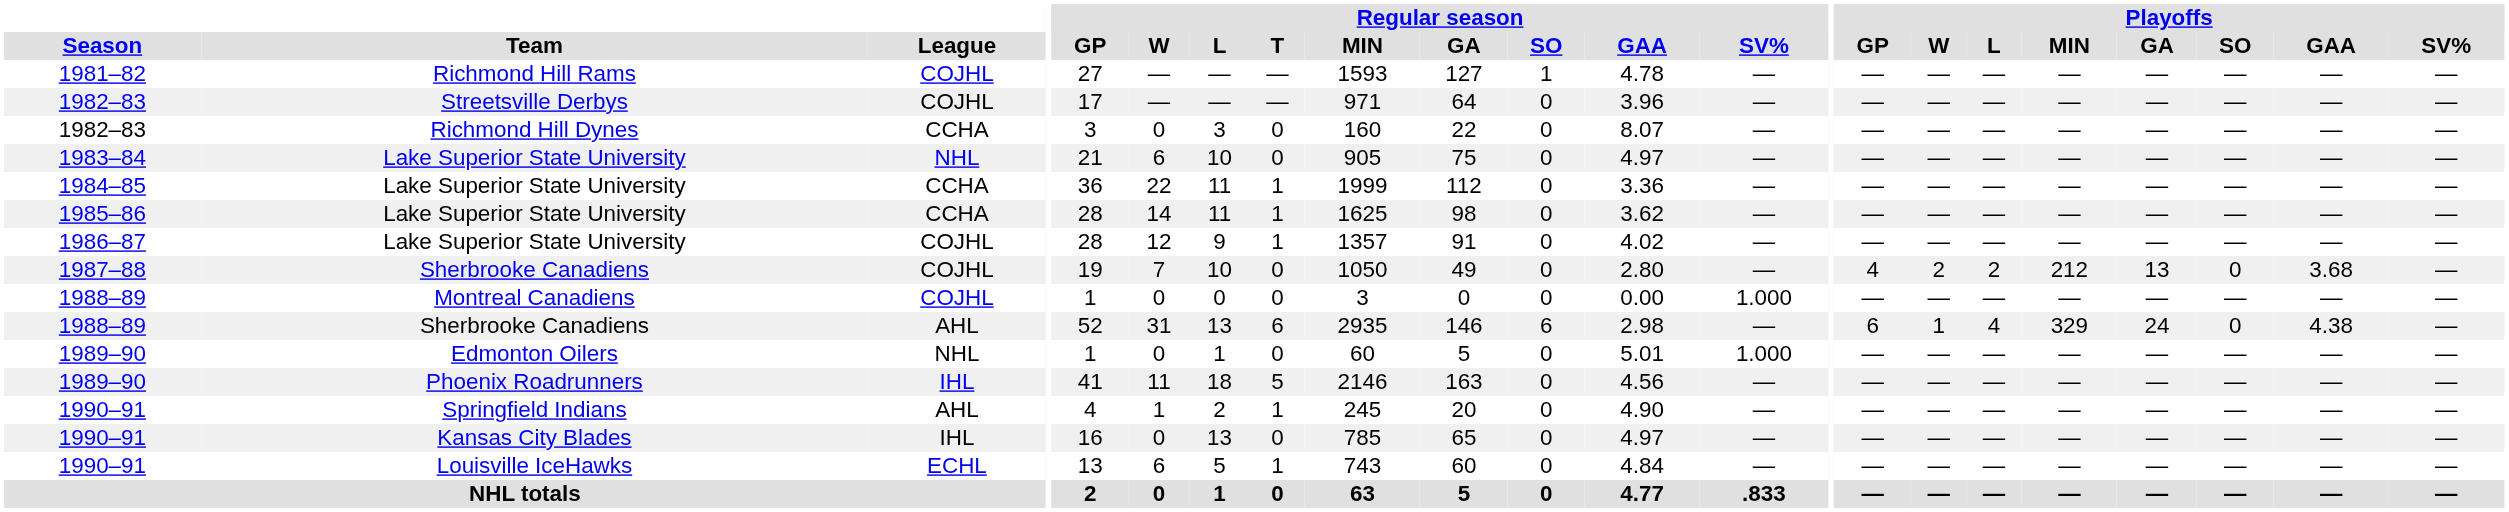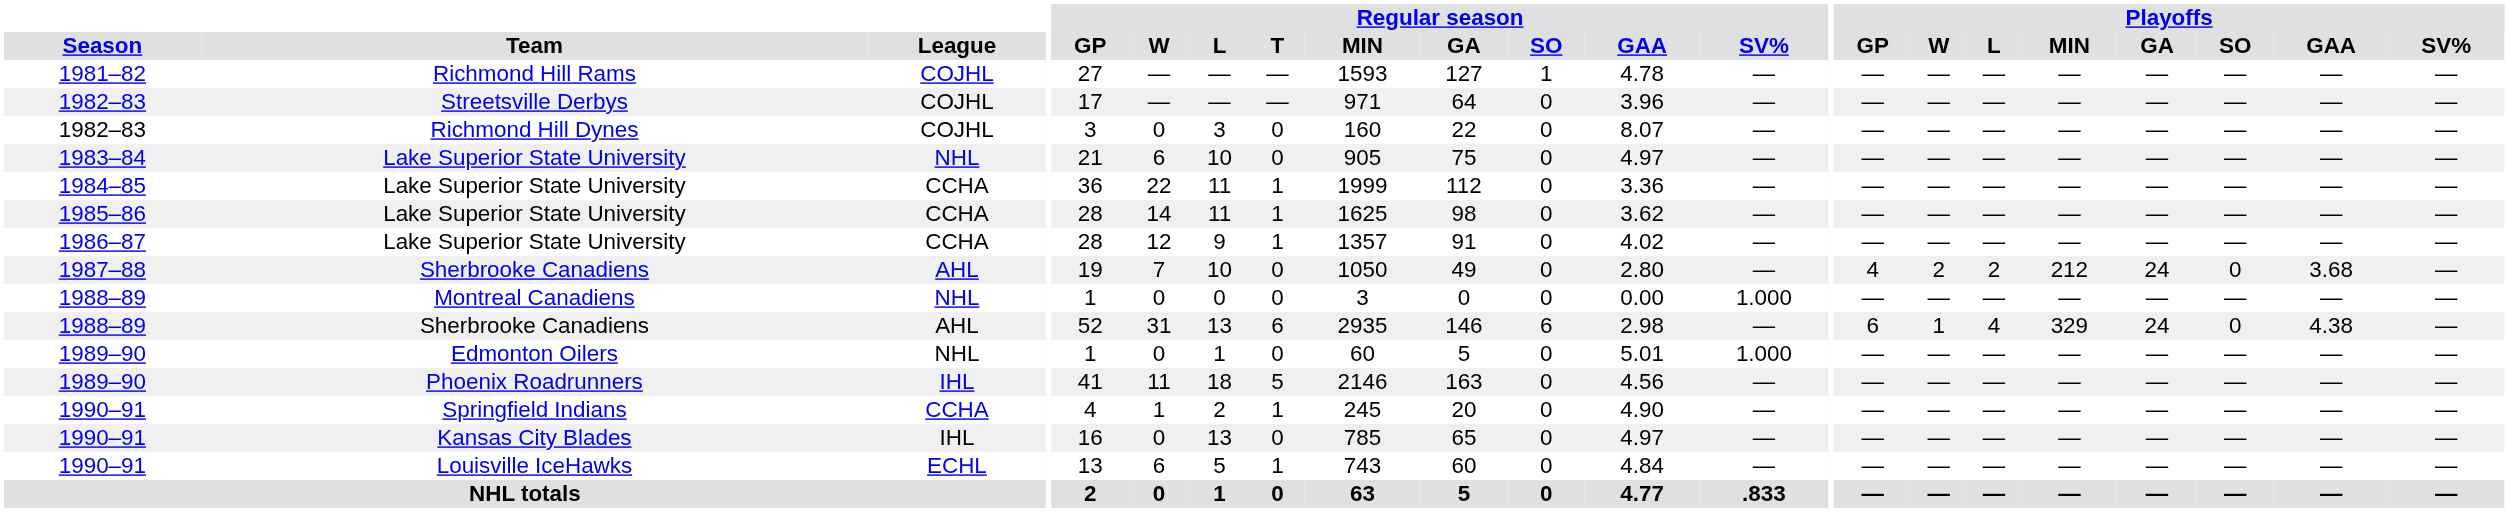(957, 129) CCHA -> (957, 129) COJHL
(957, 241) COJHL -> (957, 241) CCHA
(957, 269) COJHL -> (957, 269) AHL
(2157, 269) 13 -> (2157, 269) 24
(957, 297) COJHL -> (957, 297) NHL
(957, 409) AHL -> (957, 409) CCHA
